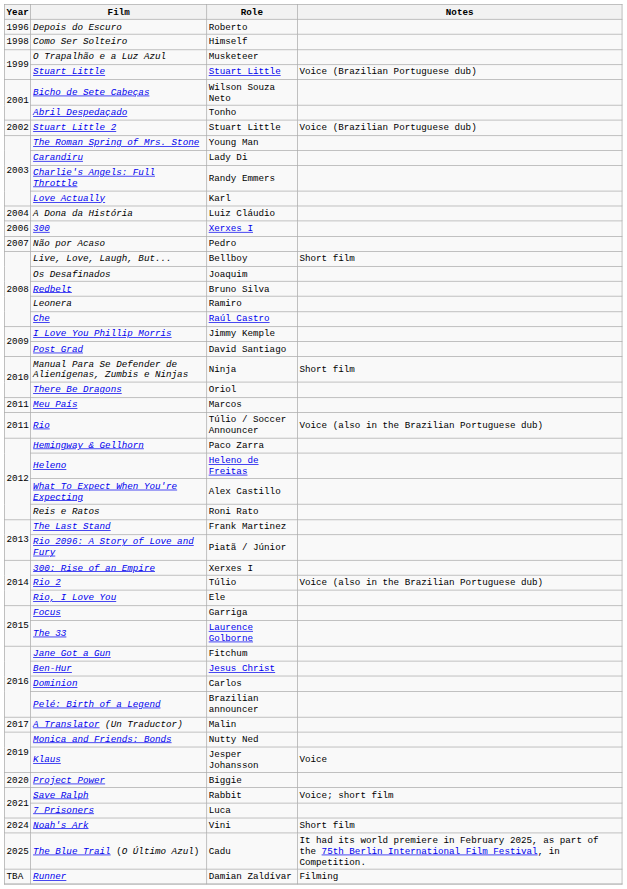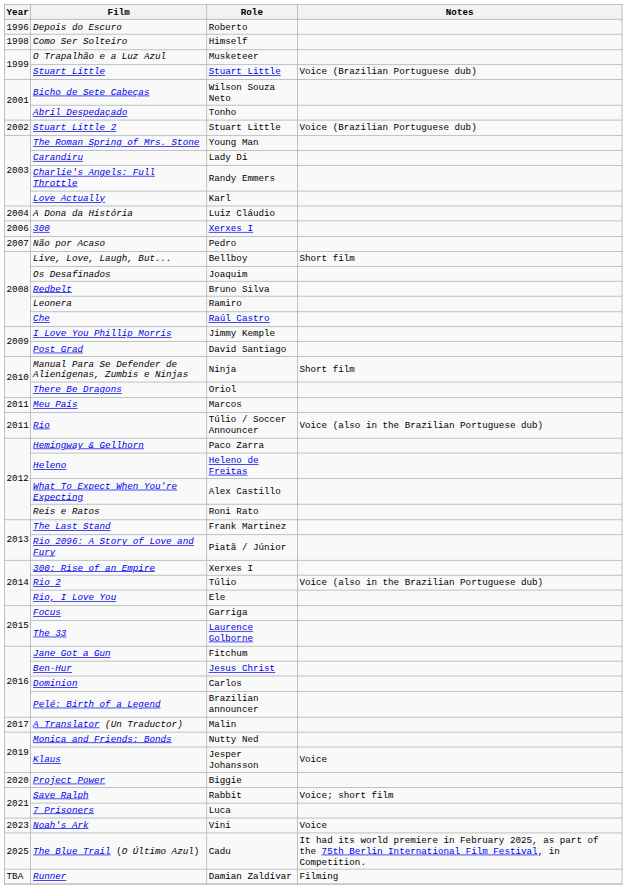(18, 825) 2024 -> (18, 825) 2023
(327, 825) Short film -> (313, 825) Voice
